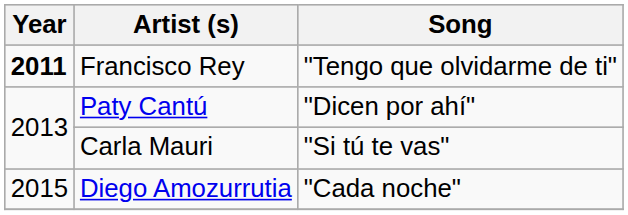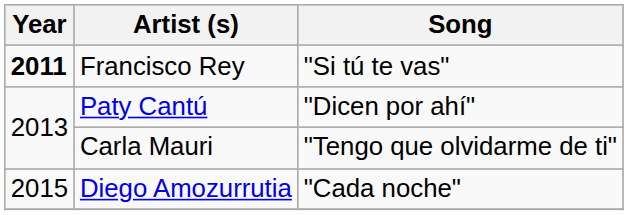(460, 65) "Tengo que olvidarme de ti" -> (377, 65) "Si tú te vas"
(377, 147) "Si tú te vas" -> (460, 147) "Tengo que olvidarme de ti"
